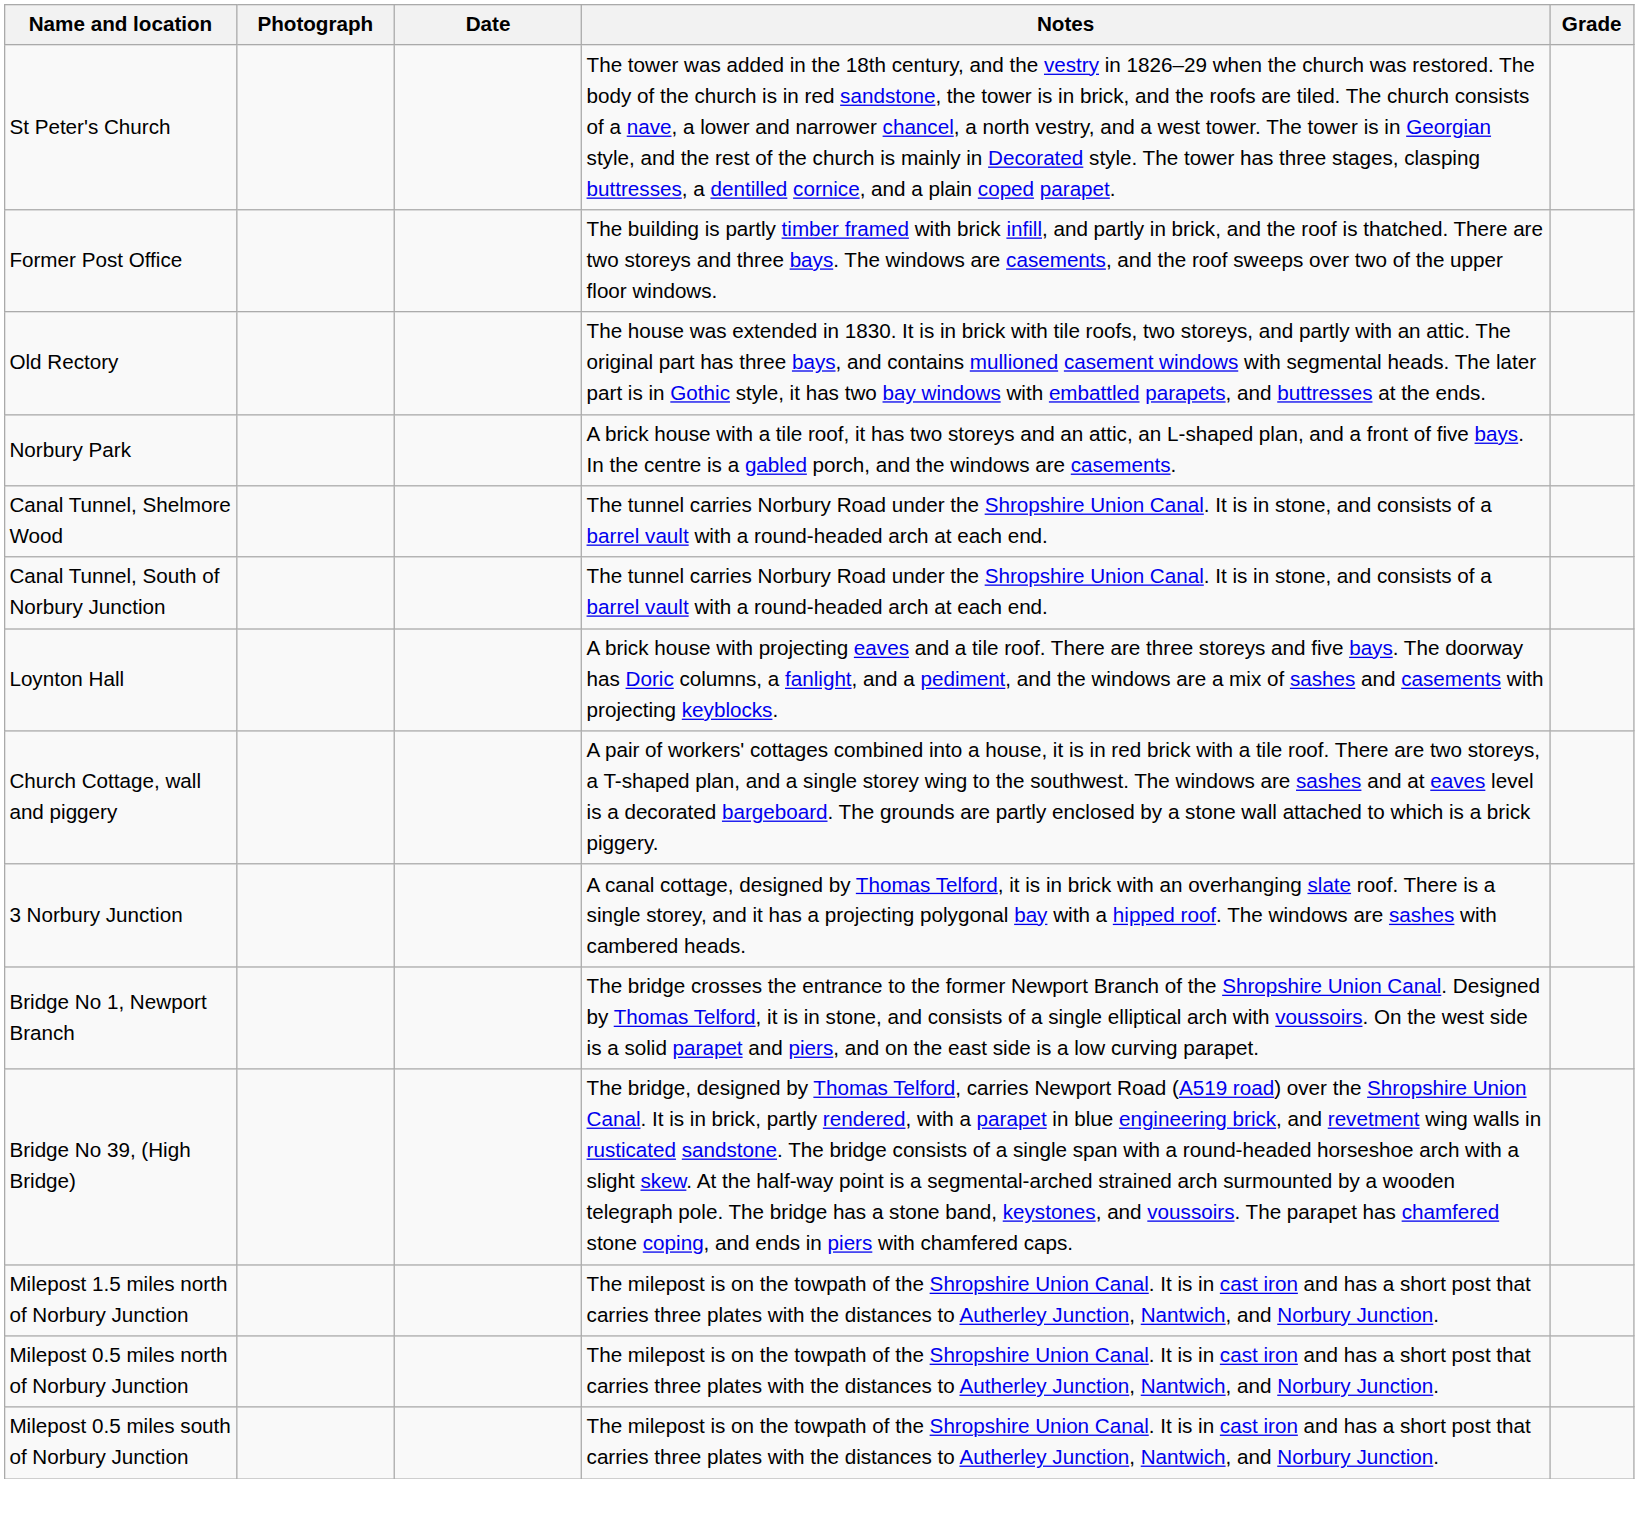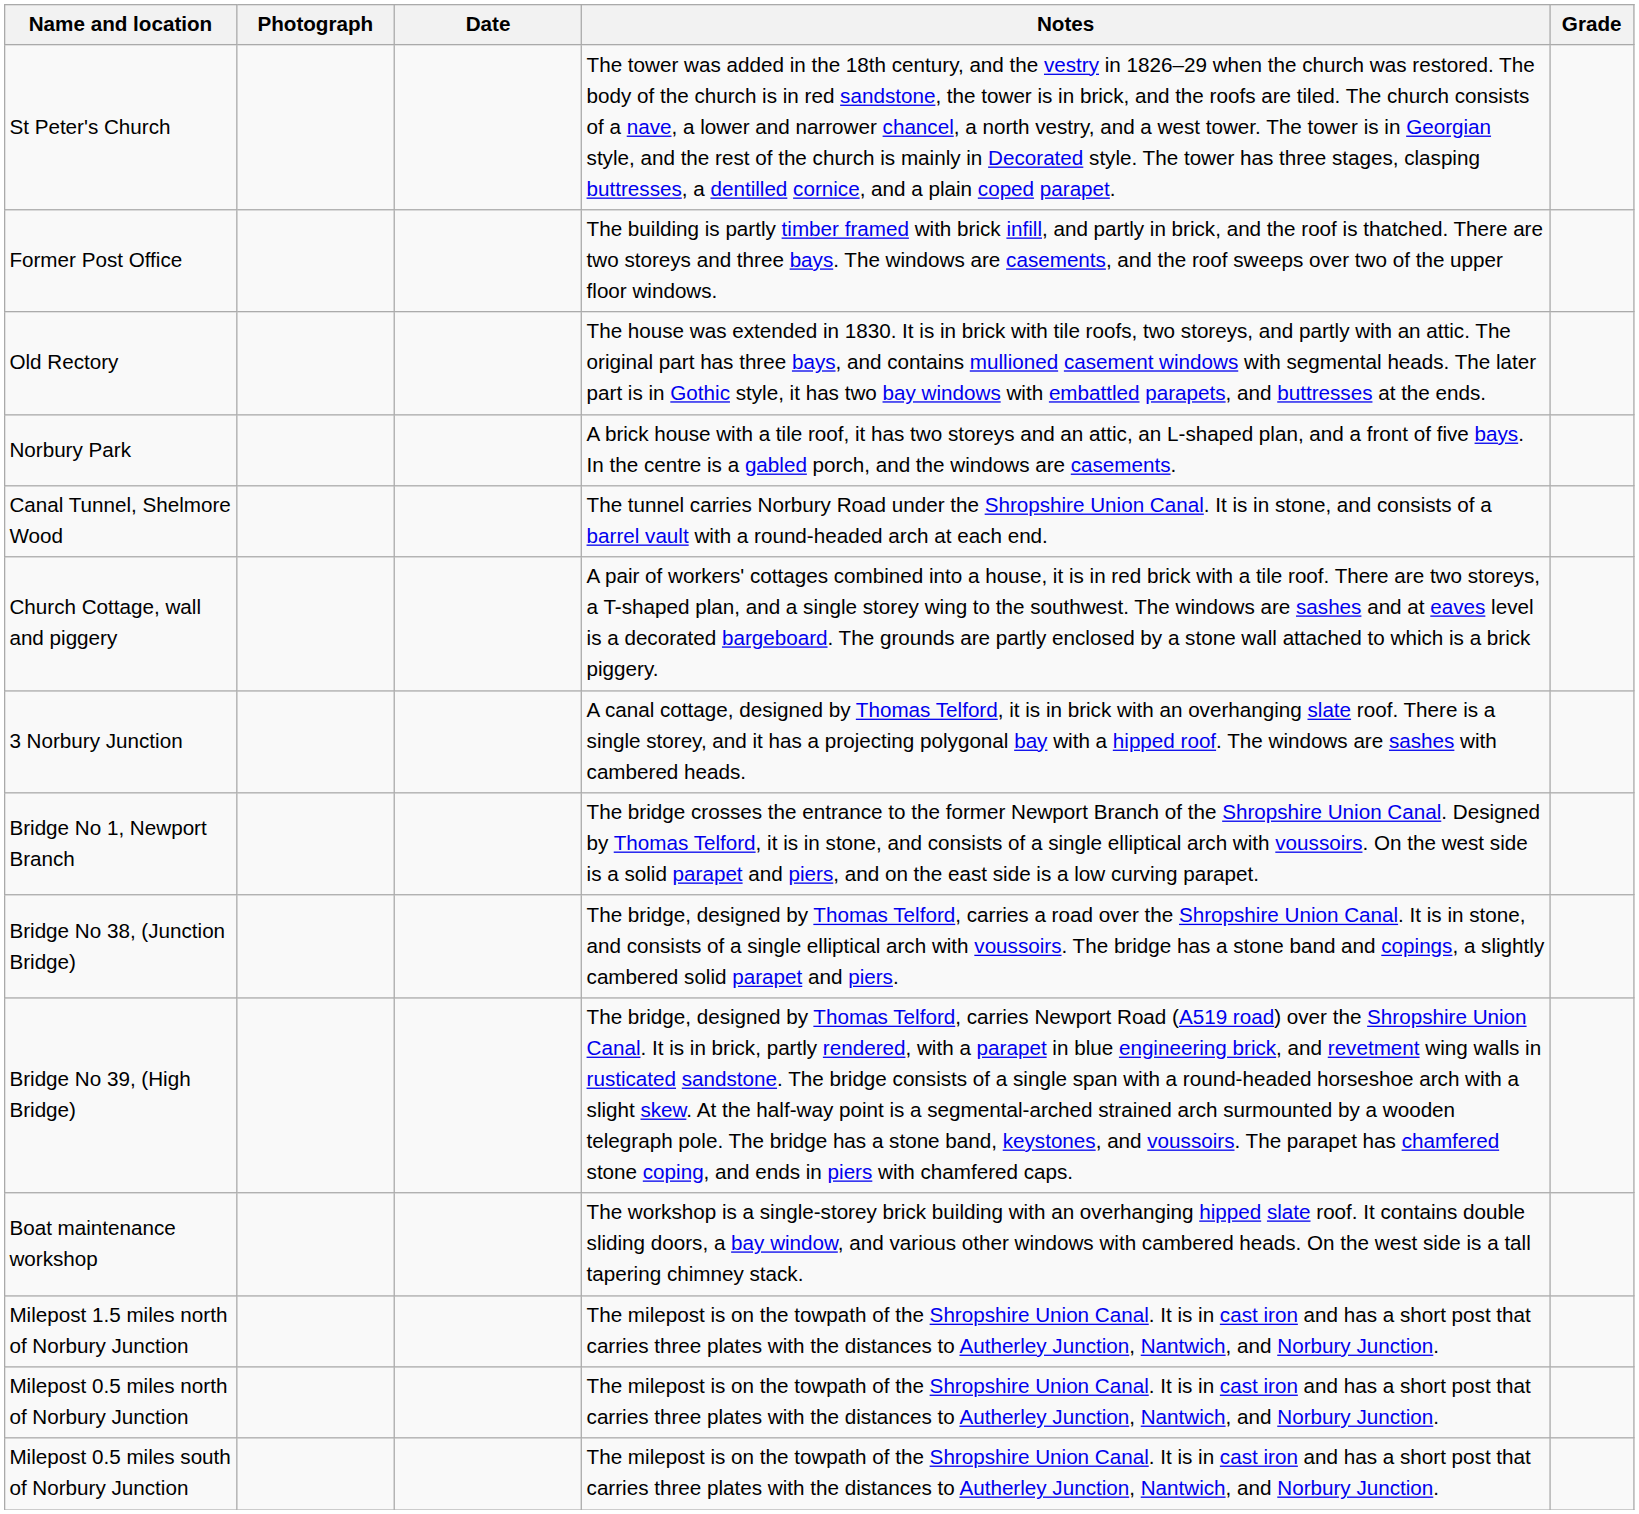- row: (114, 592)
- row: (67, 679)
+ row: (117, 946)
+ row: (93, 1243)
